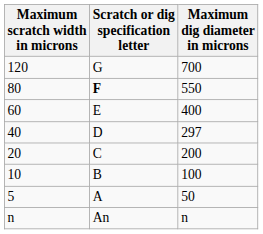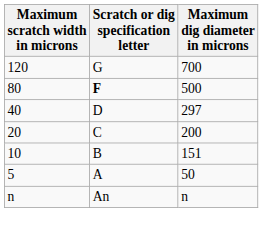(191, 89) 550 -> (191, 89) 500
- row: (14, 110)
(191, 175) 100 -> (191, 153) 151
